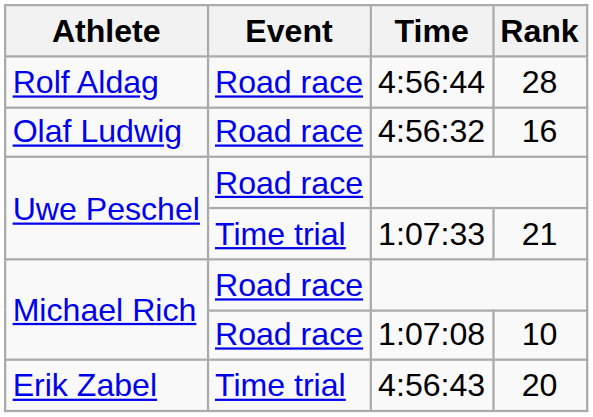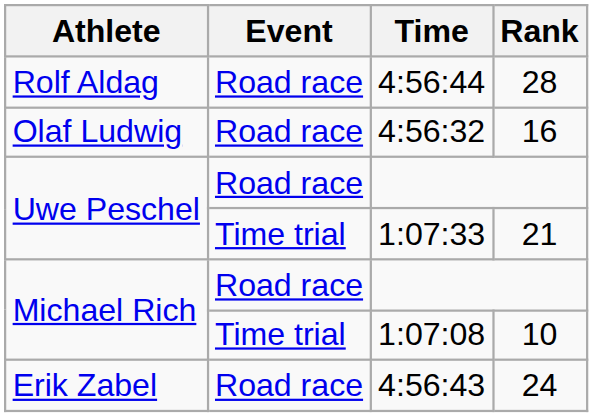(289, 335) Road race -> (280, 335) Time trial
(280, 386) Time trial -> (289, 386) Road race
(539, 386) 20 -> (539, 386) 24
